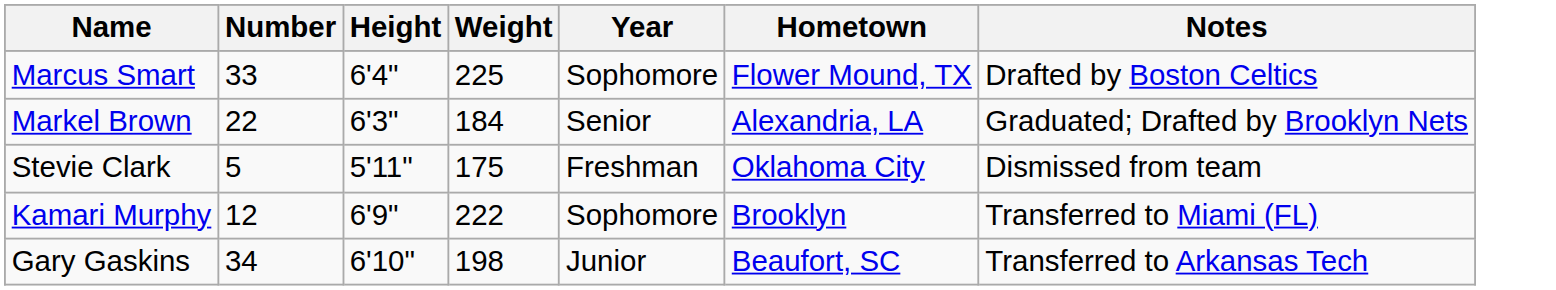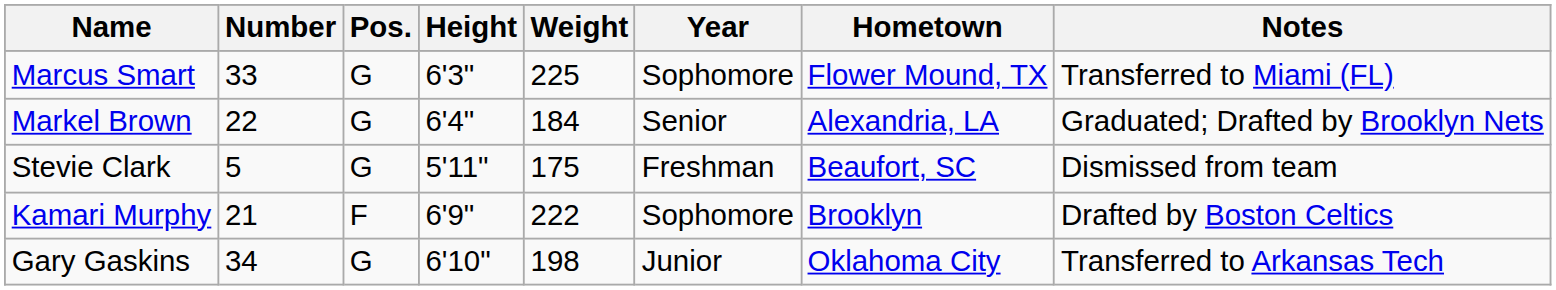+ column: (381, 27)
(374, 74) 6'4" -> (450, 74) 6'3"
(1151, 74) Drafted by Boston Celtics -> (1227, 74) Transferred to Miami (FL)
(374, 121) 6'3" -> (450, 121) 6'4"
(828, 167) Oklahoma City -> (892, 167) Beaufort, SC
(241, 214) 12 -> (241, 214) 21
(1152, 214) Transferred to Miami (FL) -> (1227, 214) Drafted by Boston Celtics
(816, 261) Beaufort, SC -> (904, 261) Oklahoma City
